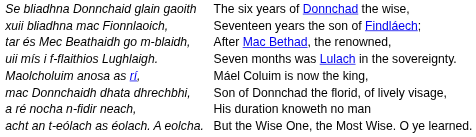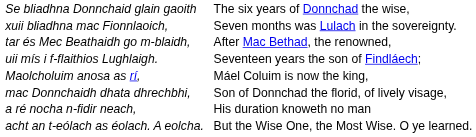(321, 25) Seventeen years the son of Findláech; -> (339, 25) Seven months was Lulach in the sovereignty.
(339, 59) Seven months was Lulach in the sovereignty. -> (321, 59) Seventeen years the son of Findláech;
